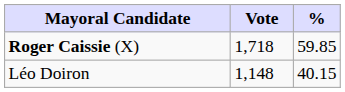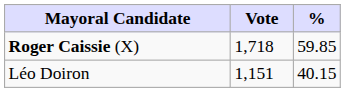(254, 73) 1,148 -> (254, 73) 1,151
